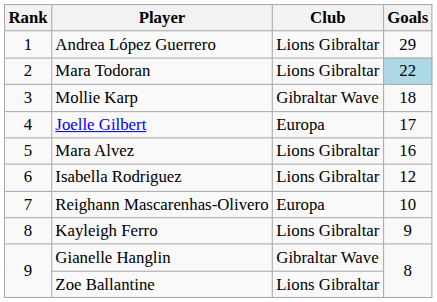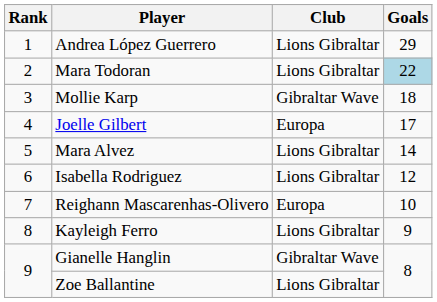(408, 151) 16 -> (408, 151) 14
